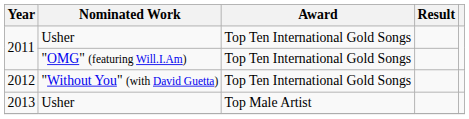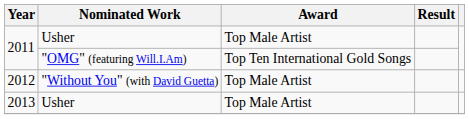(318, 37) Top Ten International Gold Songs -> (268, 37) Top Male Artist
(318, 80) Top Ten International Gold Songs -> (268, 80) Top Male Artist
